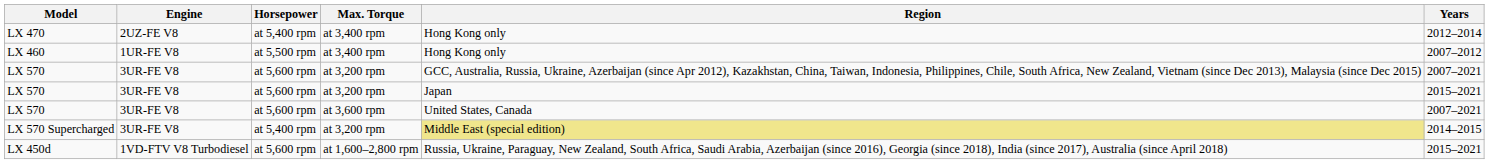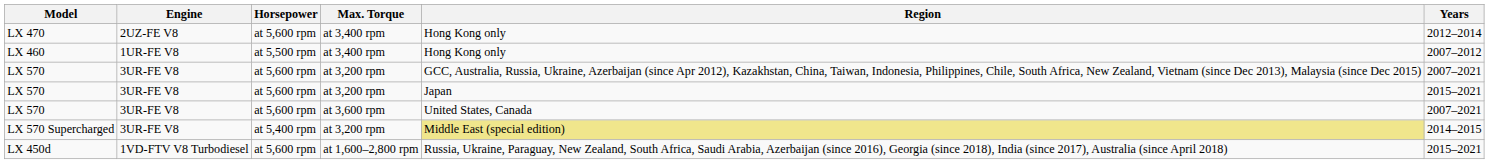(285, 33) at 5,400 rpm -> (285, 33) at 5,600 rpm
